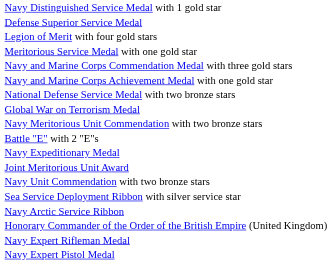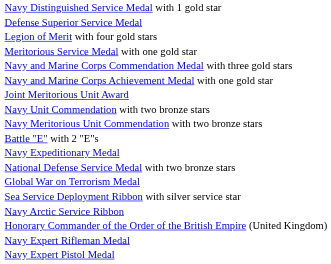rows swapped: (67, 167) <-> (120, 95)
rows swapped: (107, 182) <-> (72, 109)
